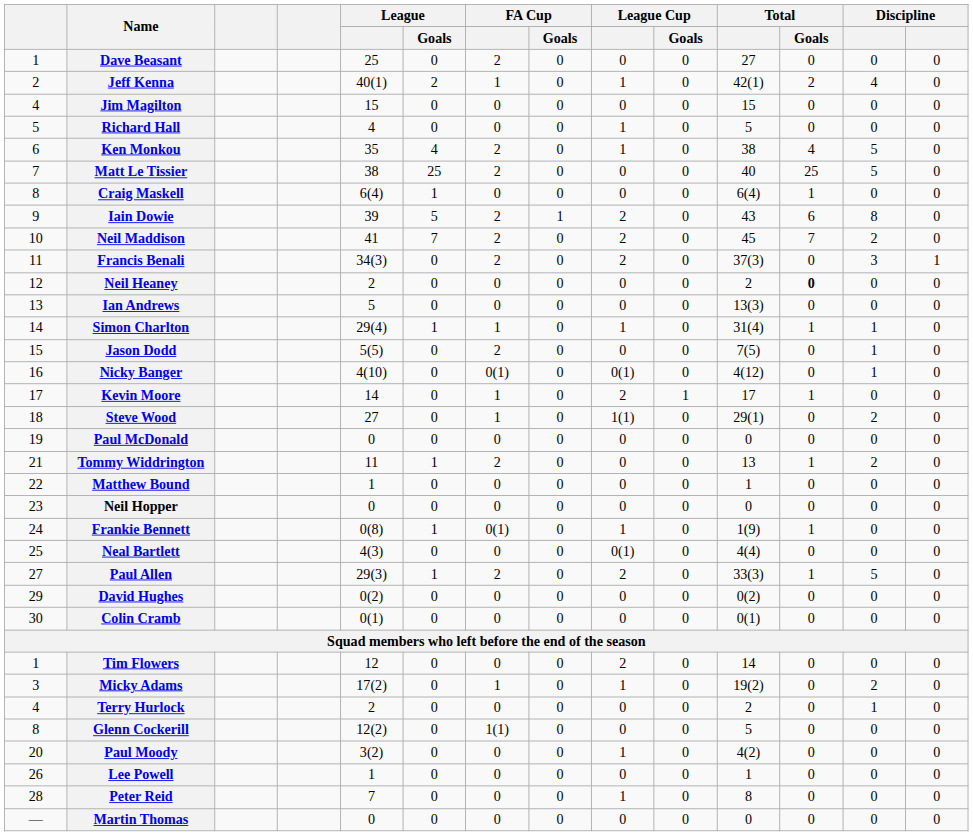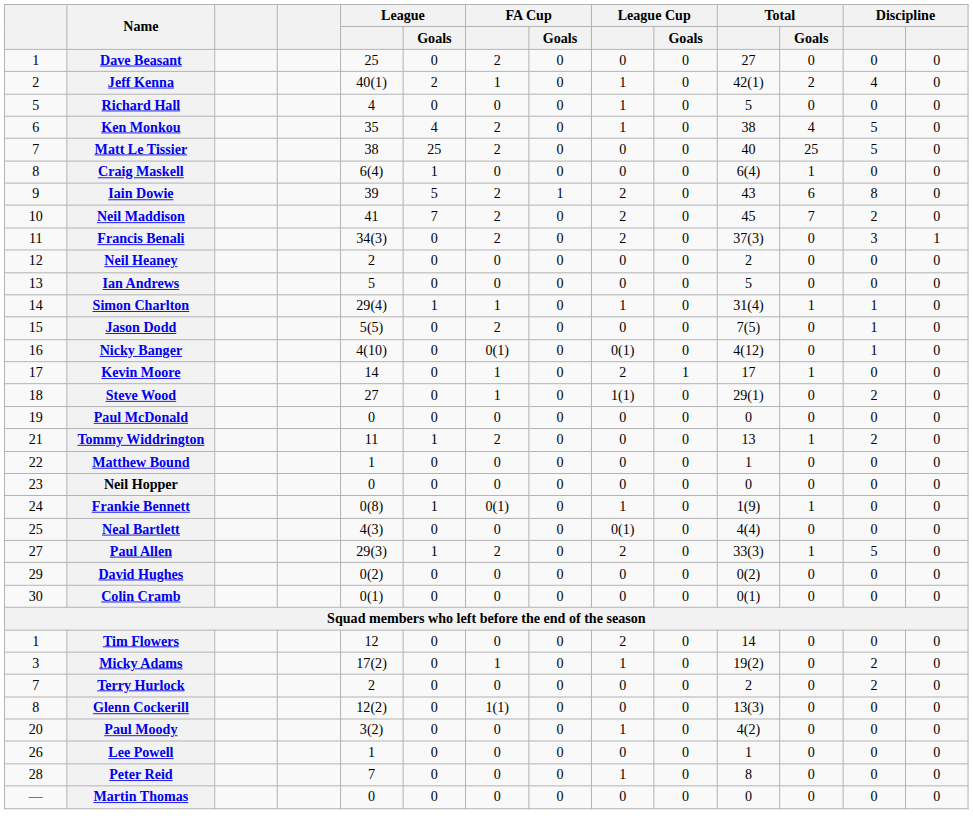- row: (141, 104)
(811, 283) bold -> (811, 261) normal
(748, 305) 13(3) -> (748, 283) 5
(36, 707) 4 -> (36, 685) 7
(874, 707) 1 -> (874, 685) 2
(748, 730) 5 -> (748, 707) 13(3)
